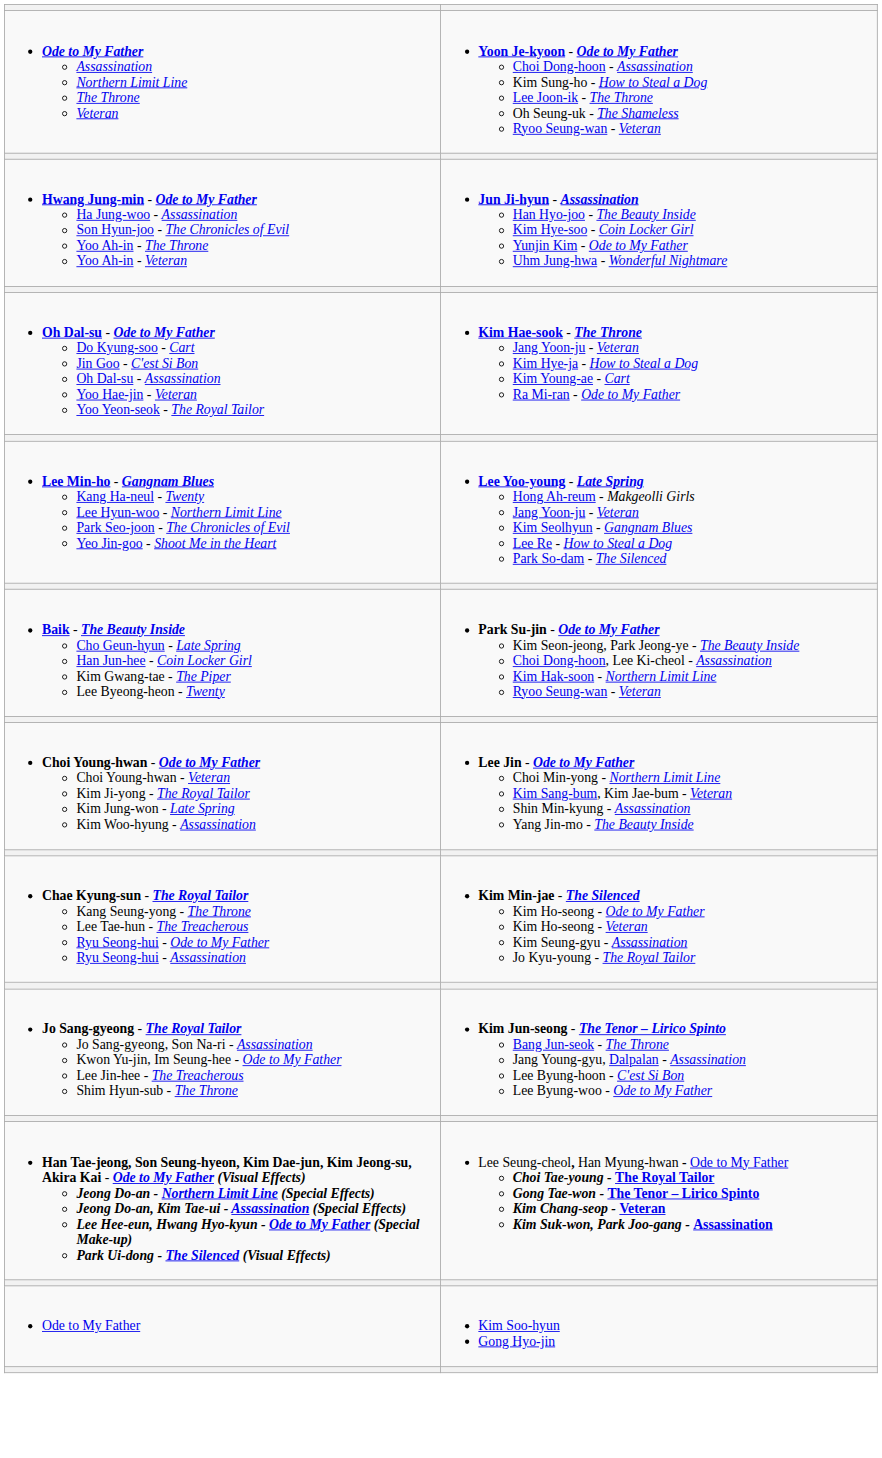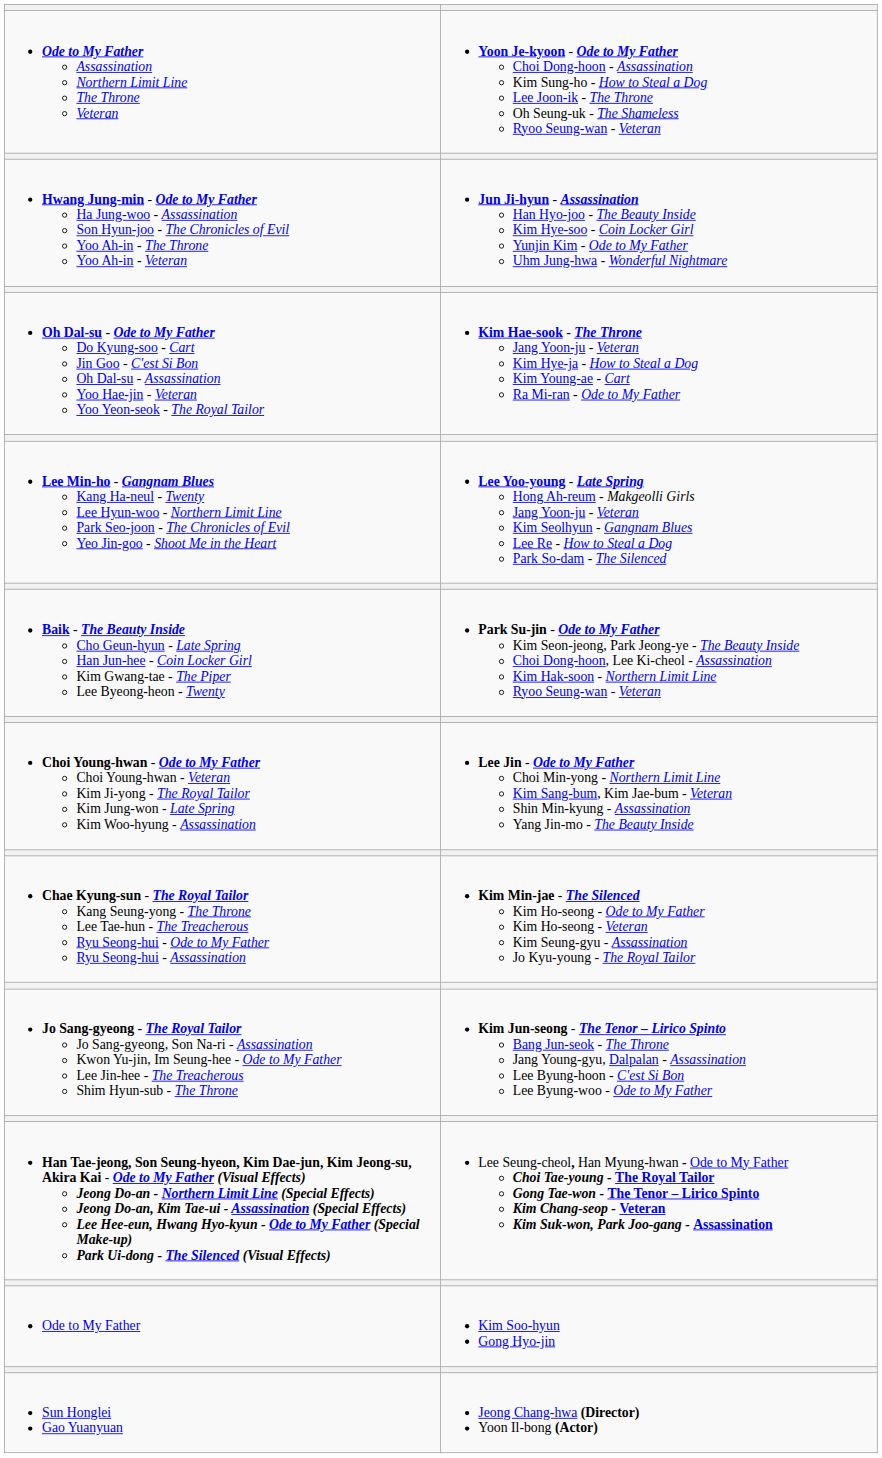+ row: (223, 1420)
